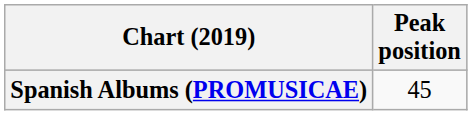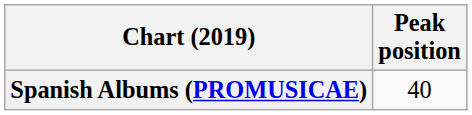(420, 89) 45 -> (420, 89) 40
